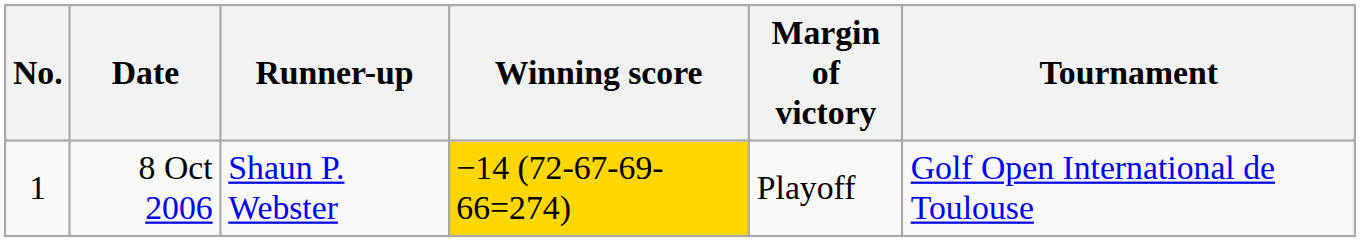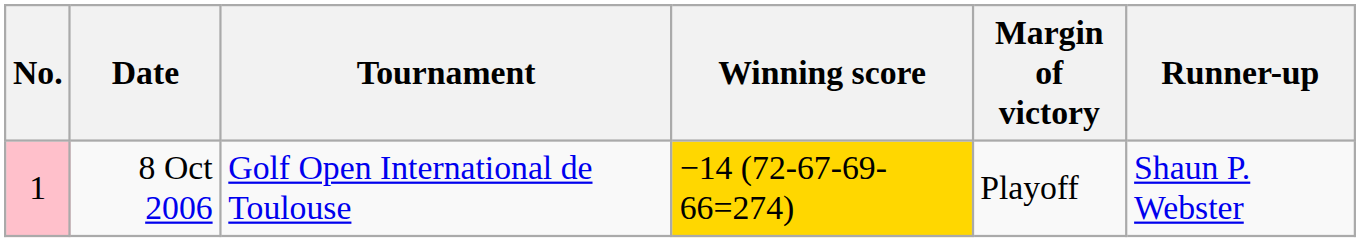columns swapped: (1129, 72) <-> (334, 72)
(38, 188) no background -> (38, 188) pink background
